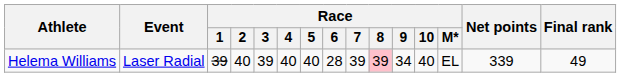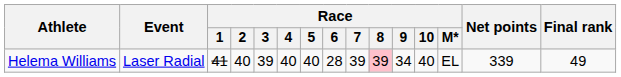(219, 61) 39 -> (219, 61) 41
